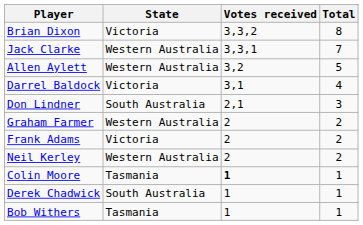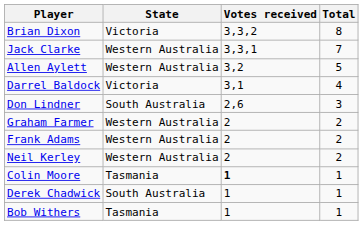(234, 103) 2,1 -> (234, 103) 2,6
(132, 139) Victoria -> (162, 139) Western Australia
